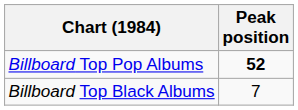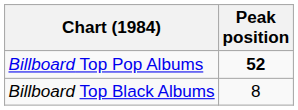(256, 91) 7 -> (256, 91) 8
